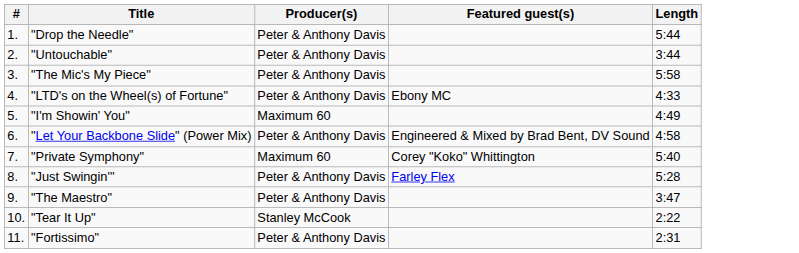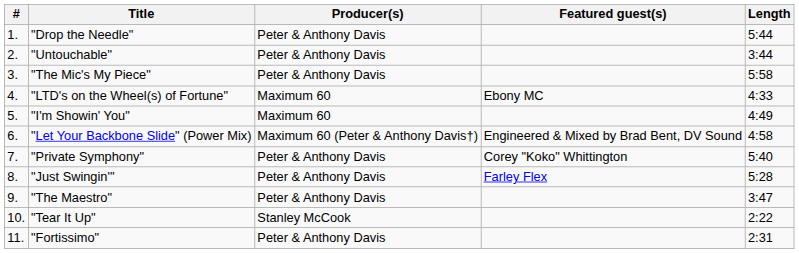(321, 95) Peter & Anthony Davis -> (294, 95) Maximum 60
(321, 136) Peter & Anthony Davis -> (368, 136) Maximum 60 (Peter & Anthony Davis†)
(294, 156) Maximum 60 -> (321, 156) Peter & Anthony Davis
